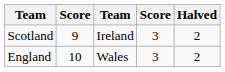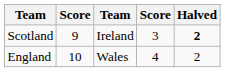(197, 35) normal -> (197, 35) bold
(155, 56) 3 -> (155, 56) 4
